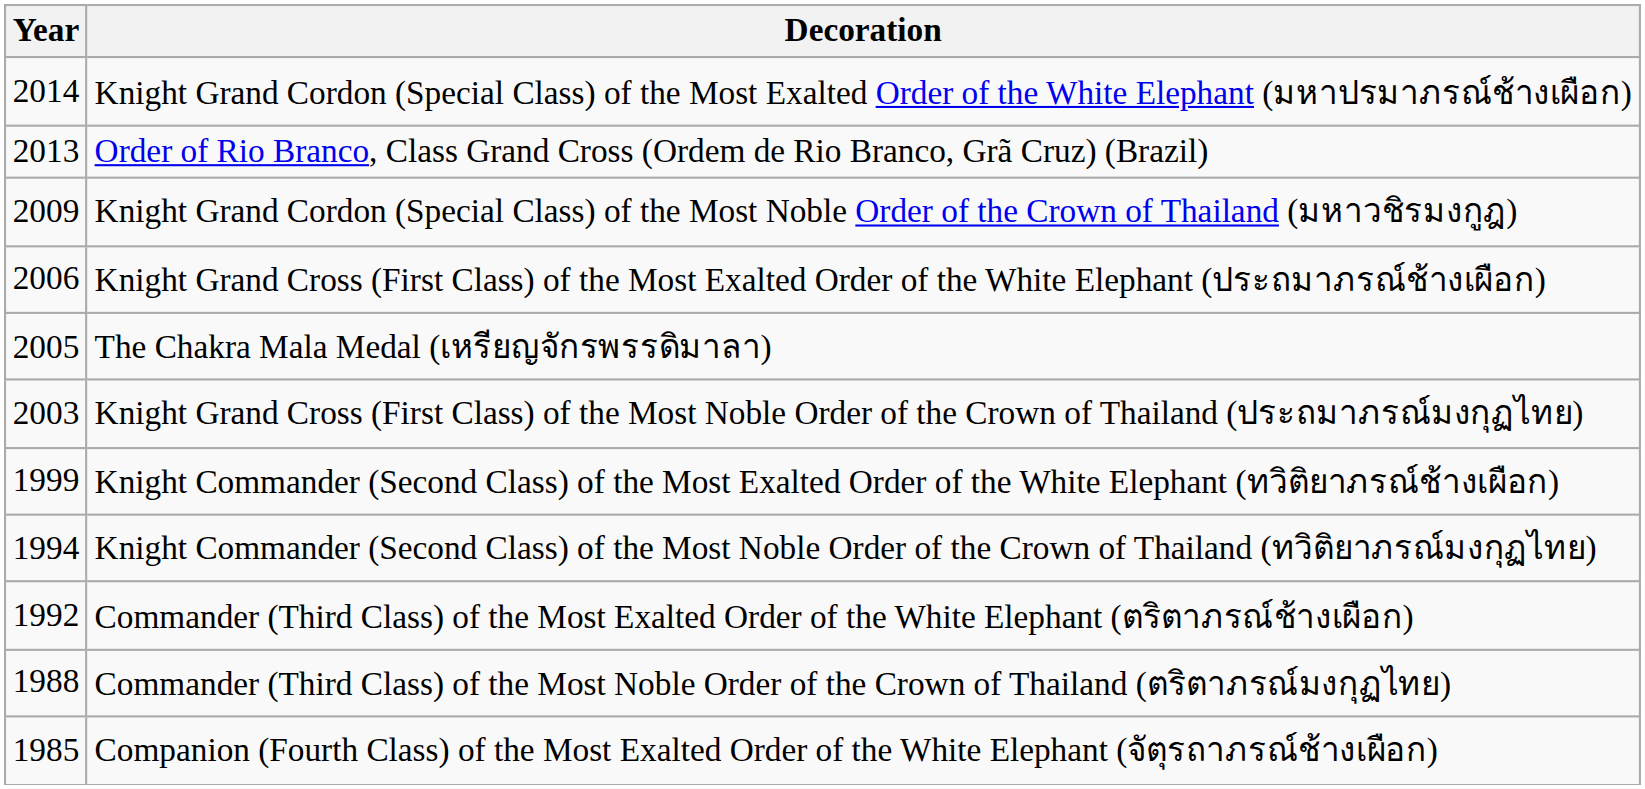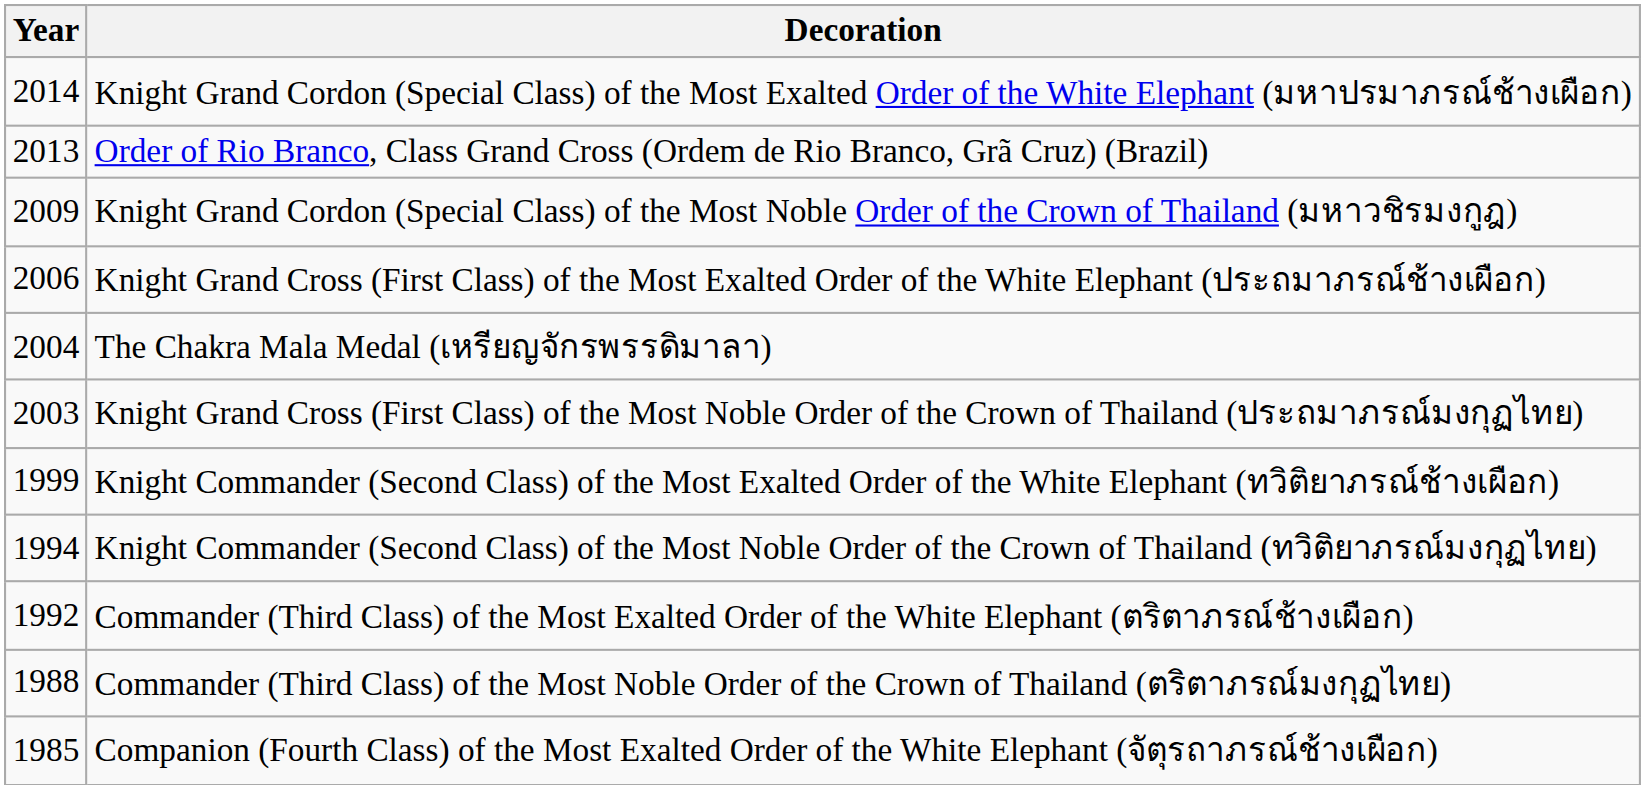(46, 345) 2005 -> (46, 345) 2004
